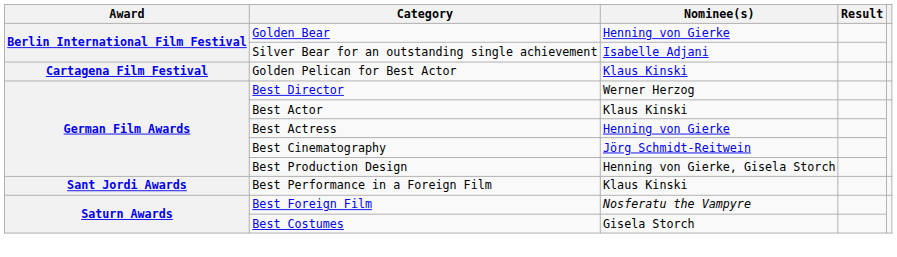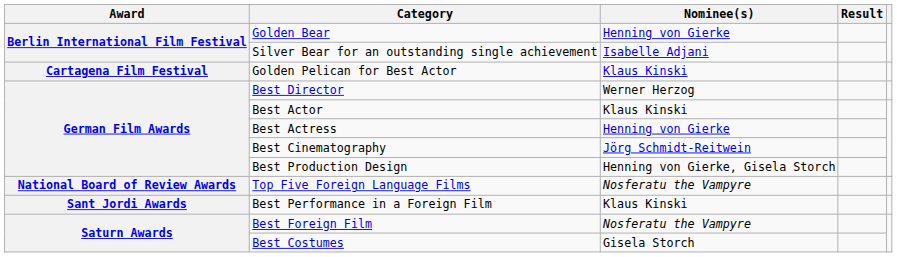+ row: (361, 186)
